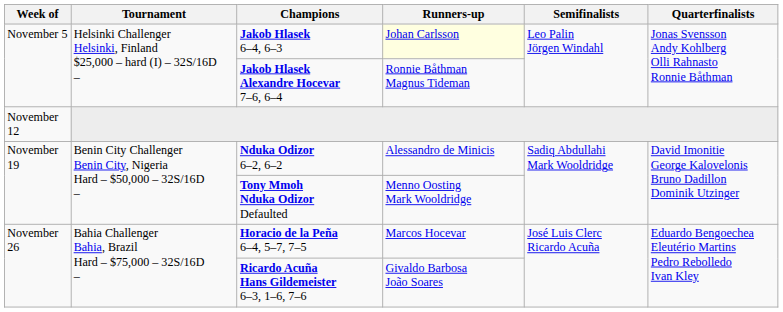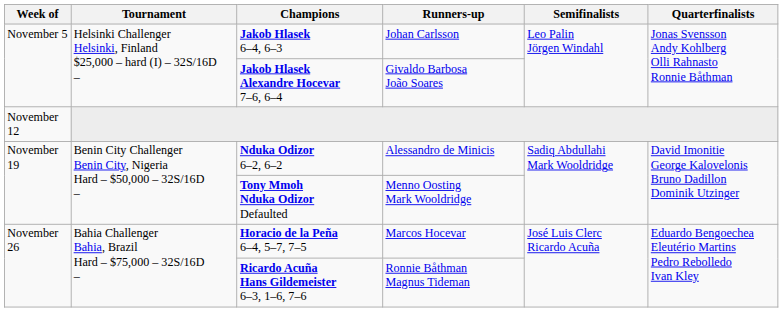(422, 34) lightyellow background -> (422, 34) no background
(428, 75) Ronnie Båthman Magnus Tideman -> (426, 75) Givaldo Barbosa João Soares
(426, 274) Givaldo Barbosa João Soares -> (428, 274) Ronnie Båthman Magnus Tideman
